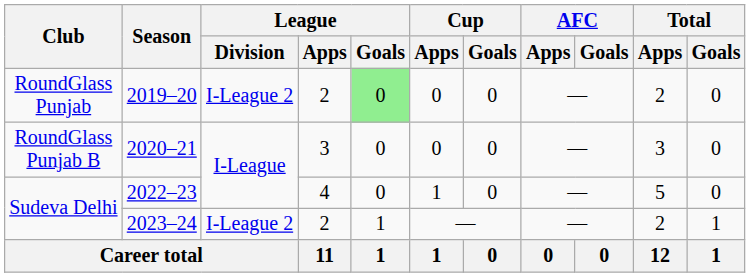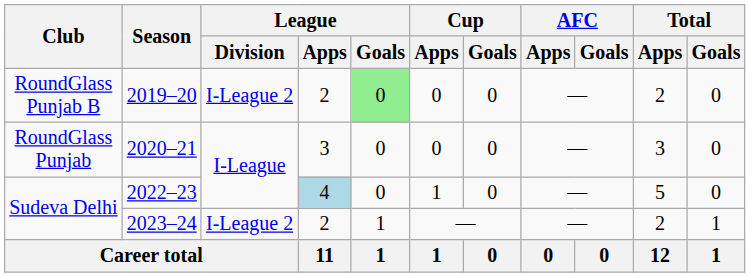(63, 95) RoundGlass Punjab -> (63, 95) RoundGlass Punjab B
(63, 149) RoundGlass Punjab B -> (63, 149) RoundGlass Punjab
(325, 192) no background -> (325, 192) lightblue background
